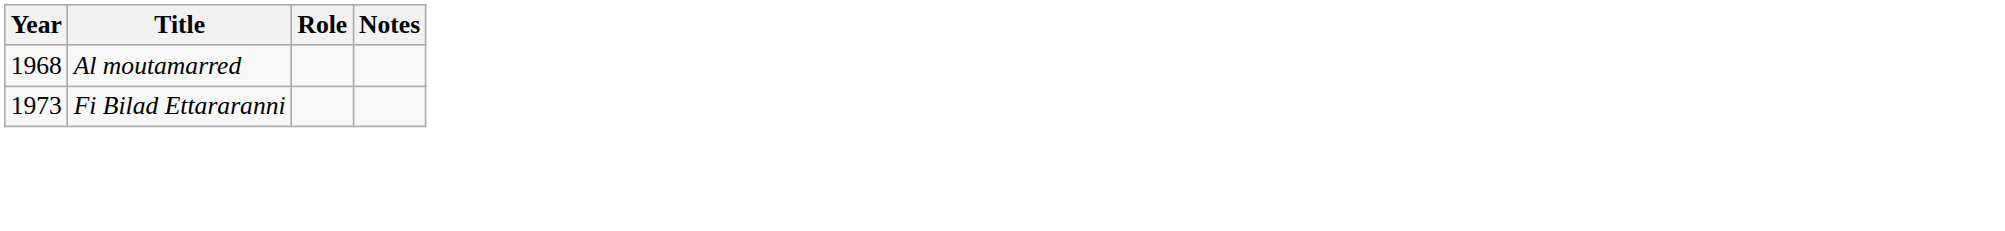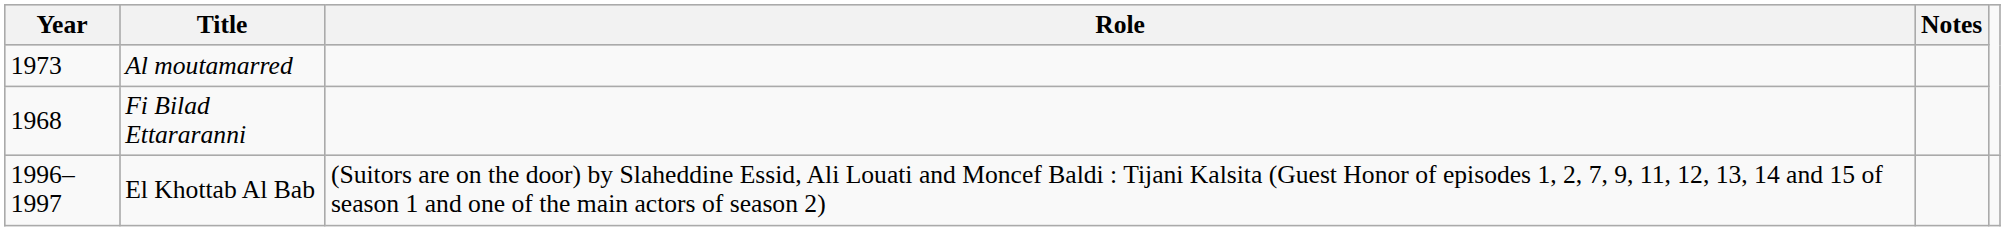(36, 65) 1968 -> (36, 65) 1973
(36, 106) 1973 -> (36, 120) 1968
+ row: (220, 189)
